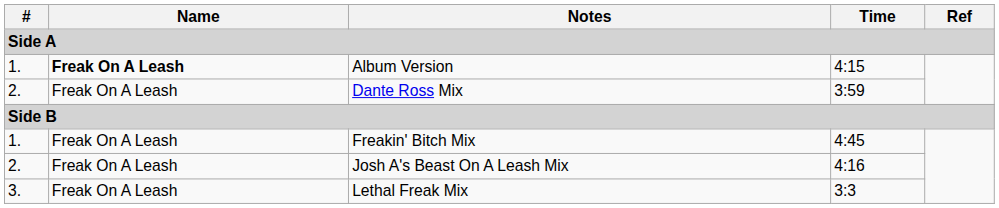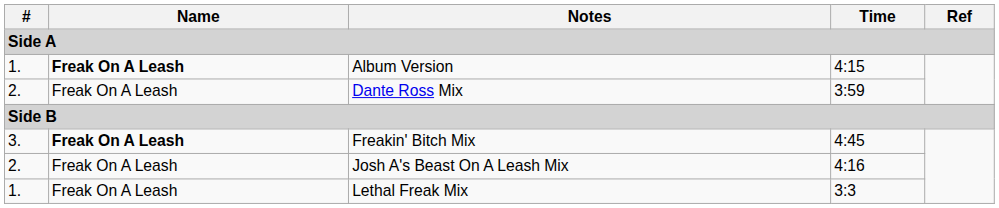(15, 141) 1. -> (15, 141) 3.
(115, 141) normal -> (118, 141) bold
(15, 191) 3. -> (15, 191) 1.
